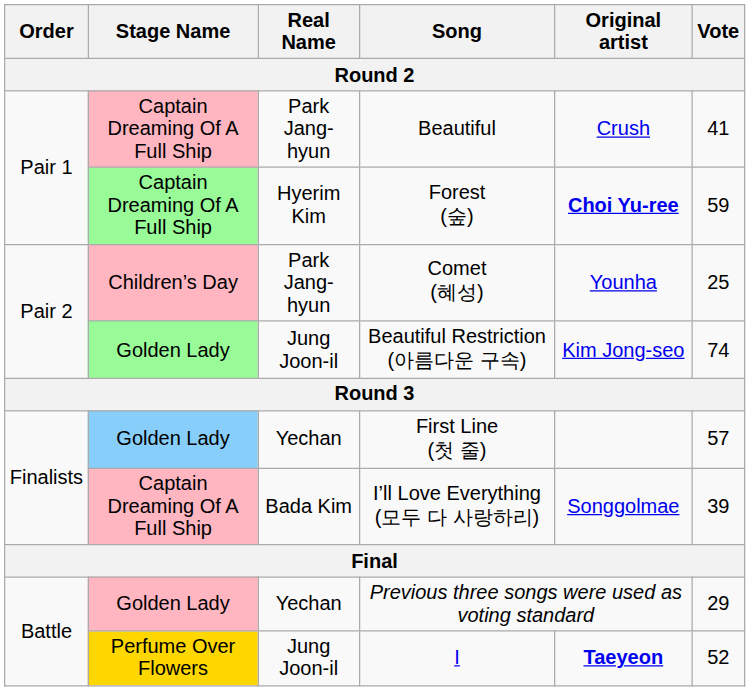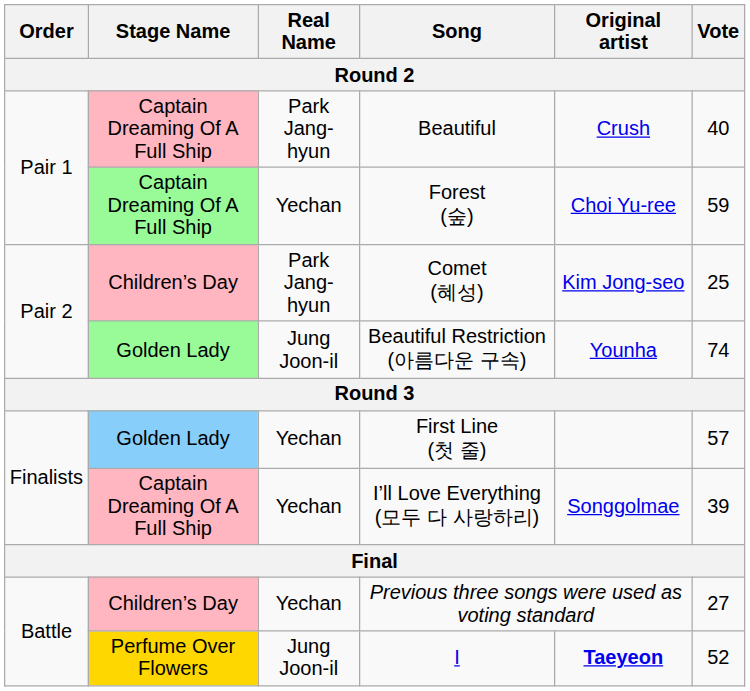(718, 128) 41 -> (718, 128) 40
(309, 205) Hyerim Kim -> (309, 205) Yechan
(623, 205) bold -> (623, 205) normal
(623, 282) Younha -> (623, 282) Kim Jong-seo
(623, 349) Kim Jong-seo -> (623, 349) Younha
(309, 506) Bada Kim -> (309, 506) Yechan
(173, 603) Golden Lady -> (173, 603) Children’s Day
(718, 603) 29 -> (718, 603) 27
